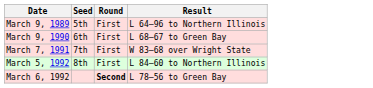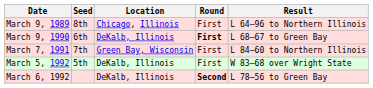+ column: (145, 11)
(80, 24) 5th -> (80, 24) 8th
(109, 37) normal -> (209, 37) bold
(190, 50) W 83–68 over Wright State -> (298, 50) L 84–60 to Northern Illinois
(80, 63) 8th -> (80, 63) 5th
(197, 63) L 84–60 to Northern Illinois -> (291, 63) W 83–68 over Wright State
